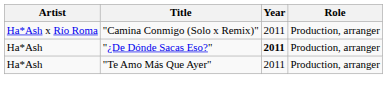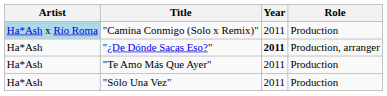(52, 30) no background -> (52, 30) lightblue background
(335, 30) Production, arranger -> (314, 30) Production
(335, 64) Production, arranger -> (314, 64) Production
+ row: (137, 82)
